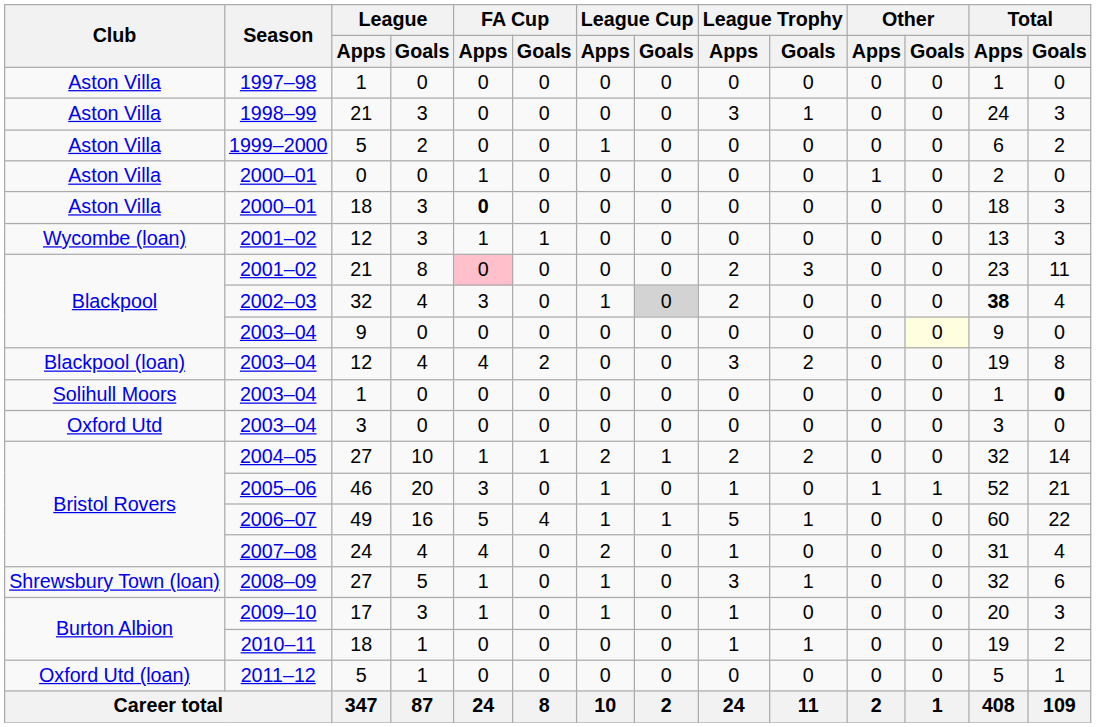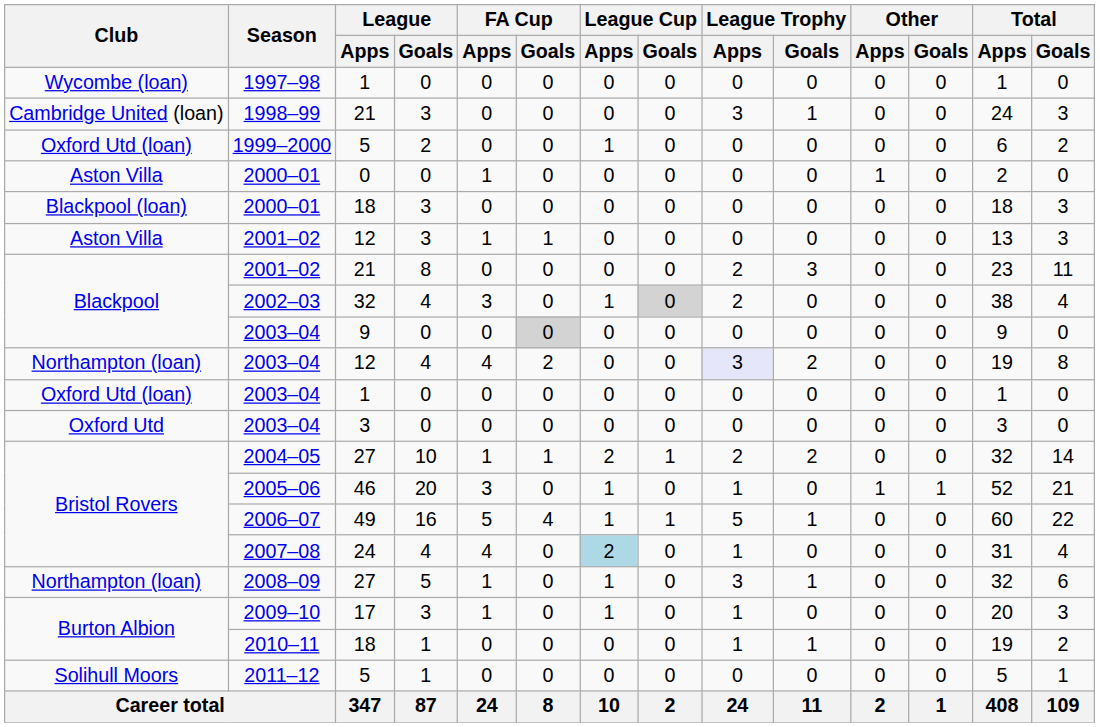(115, 82) Aston Villa -> (116, 82) Wycombe (loan)
(115, 113) Aston Villa -> (116, 113) Cambridge United (loan)
(115, 144) Aston Villa -> (116, 144) Oxford Utd (loan)
(115, 207) Aston Villa -> (116, 207) Blackpool (loan)
(483, 207) bold -> (487, 207) normal
(115, 238) Wycombe (loan) -> (116, 238) Aston Villa
(483, 269) pink background -> (487, 269) no background
(998, 301) bold -> (1002, 301) normal
(544, 332) no background -> (548, 332) lightgrey background
(937, 332) lightyellow background -> (941, 332) no background
(115, 363) Blackpool (loan) -> (116, 363) Northampton (loan)
(734, 363) no background -> (737, 363) lavender background
(115, 394) Solihull Moors -> (116, 394) Oxford Utd (loan)
(1059, 394) bold -> (1063, 394) normal
(605, 550) no background -> (609, 550) lightblue background
(115, 581) Shrewsbury Town (loan) -> (116, 581) Northampton (loan)
(115, 675) Oxford Utd (loan) -> (116, 675) Solihull Moors
